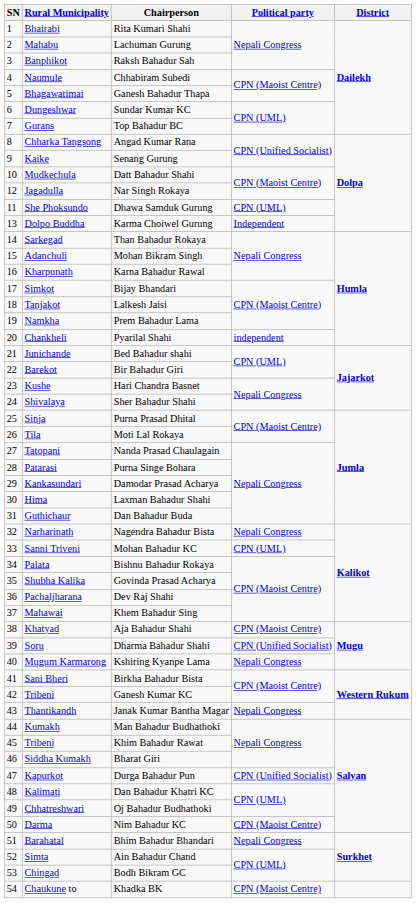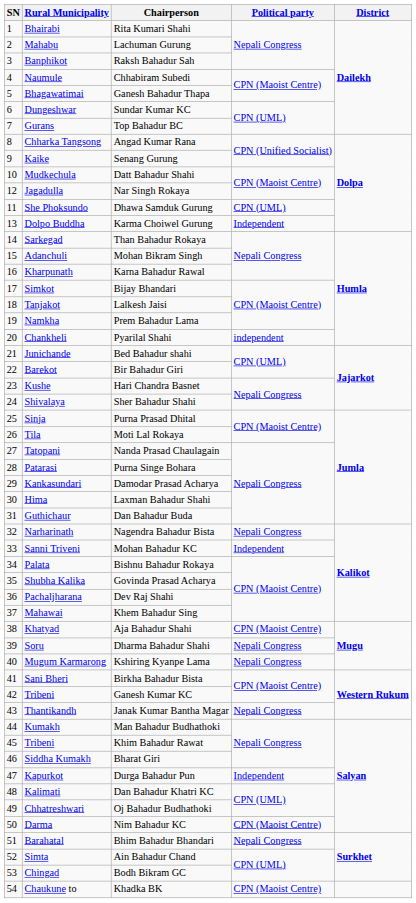(260, 548) CPN (UML) -> (259, 548) Independent
(283, 645) CPN (Unified Socialist) -> (268, 645) Nepali Congress
(283, 775) CPN (Unified Socialist) -> (259, 775) Independent
